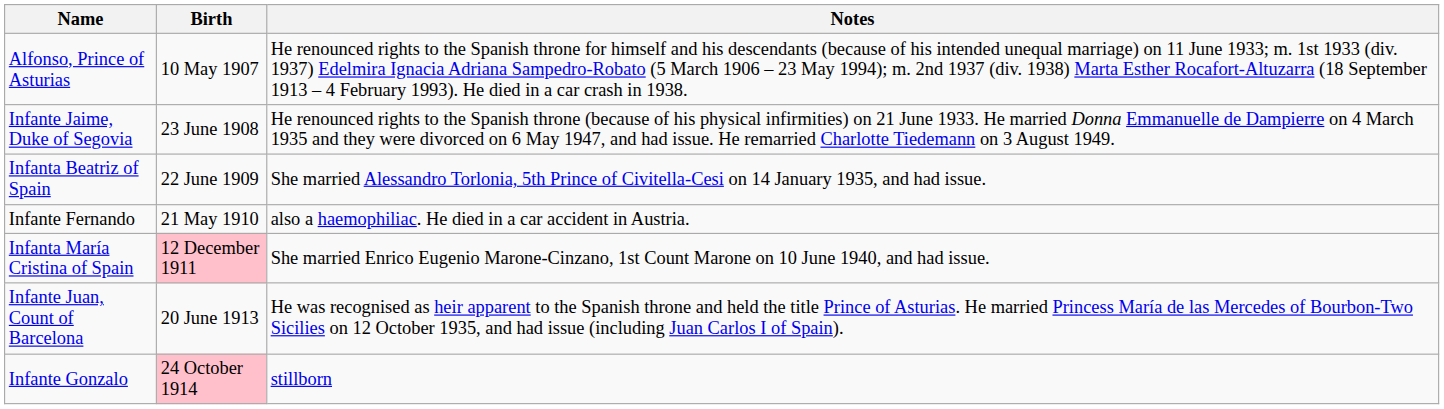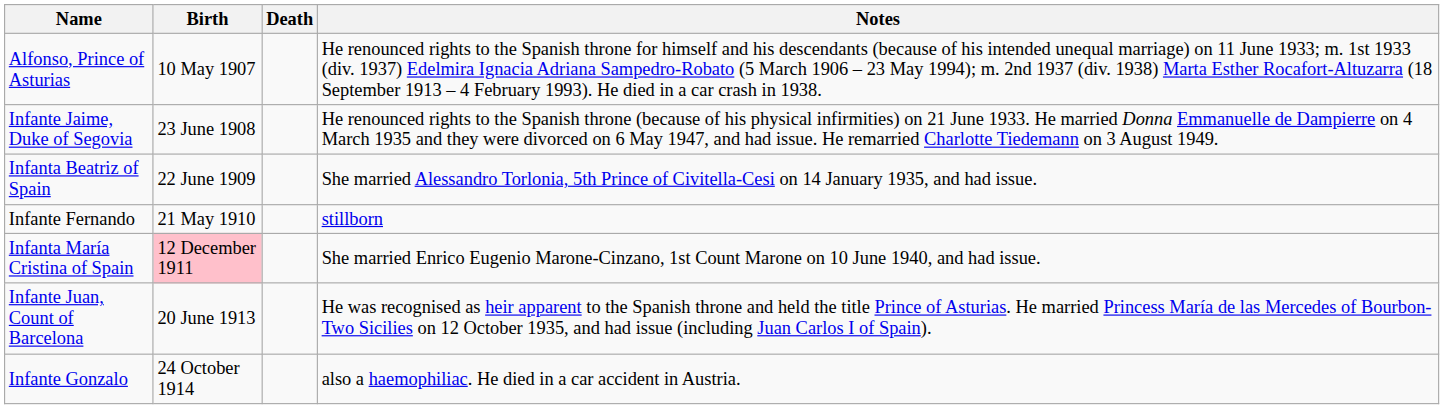+ column: (290, 19)
(480, 218) also a haemophiliac. He died in a car accident in Austria. -> (352, 218) stillborn
(202, 378) pink background -> (199, 378) no background
(301, 378) stillborn -> (531, 378) also a haemophiliac. He died in a car accident in Austria.
